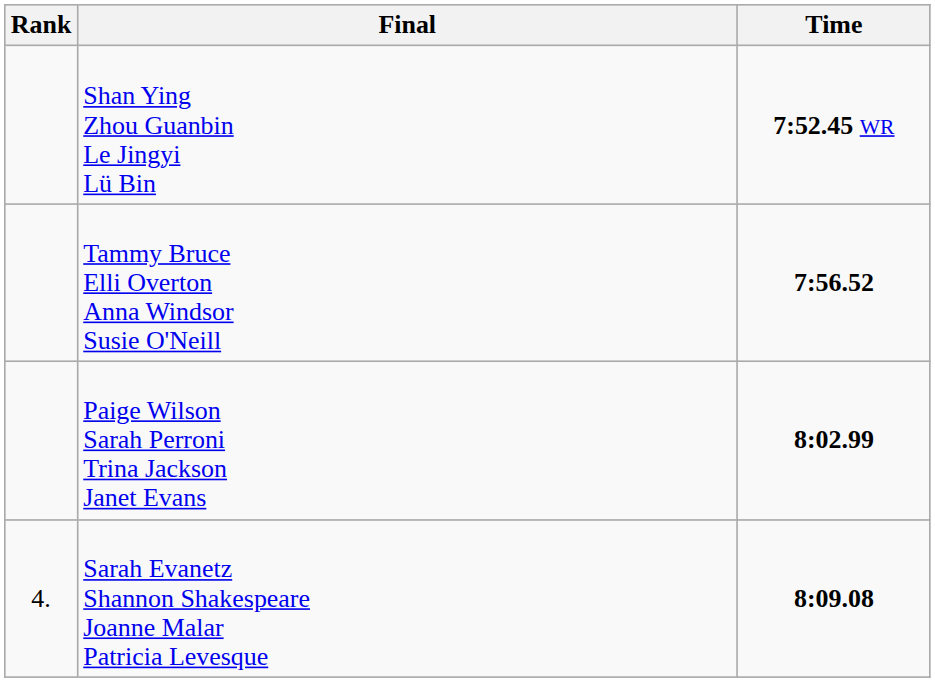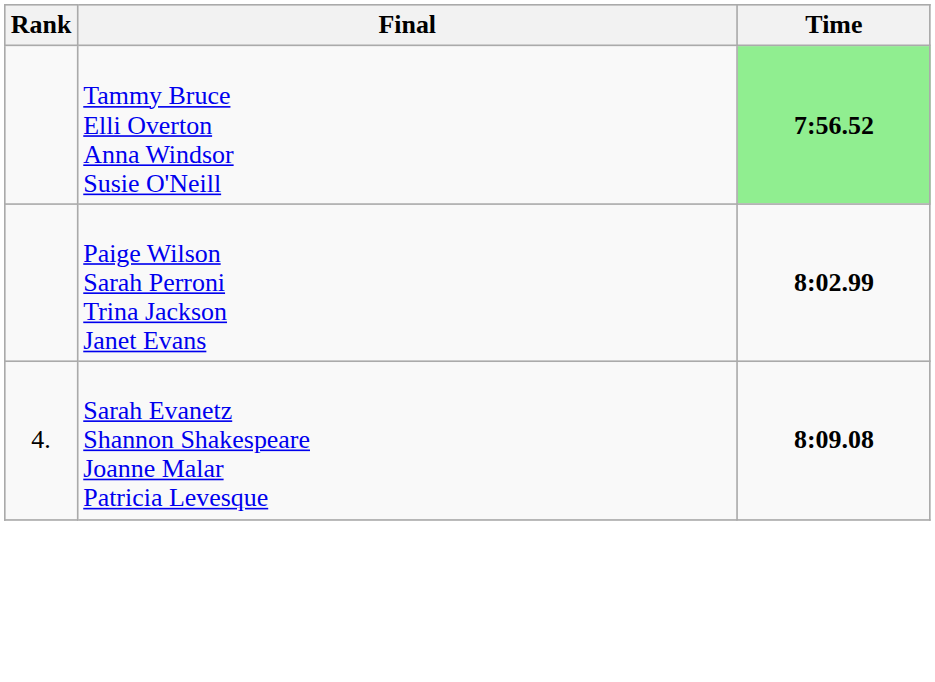- row: (158, 139)
(834, 282) no background -> (834, 124) lightgreen background
